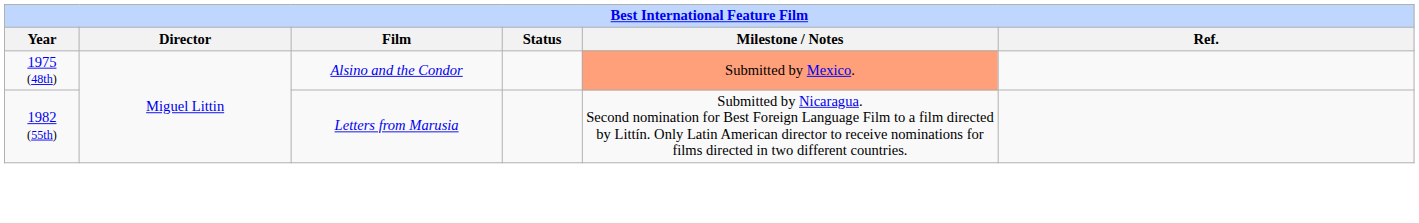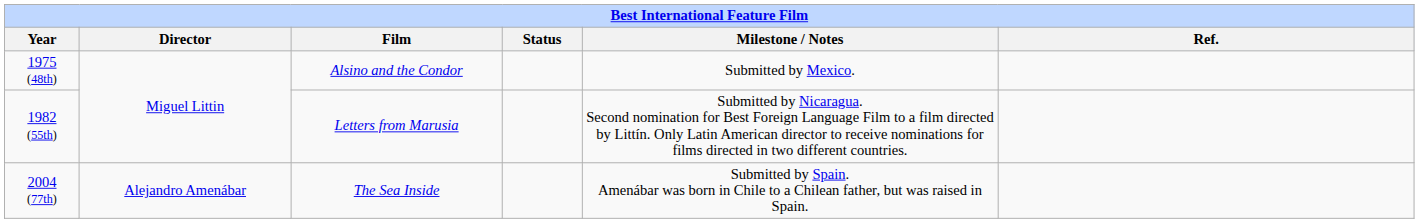(790, 70) lightsalmon background -> (790, 70) no background
+ row: (42, 190)
